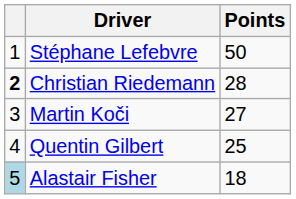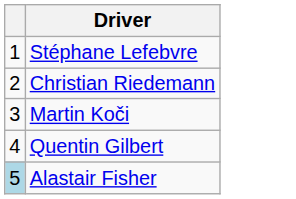- column: (255, 21)
(15, 84) bold -> (15, 84) normal
